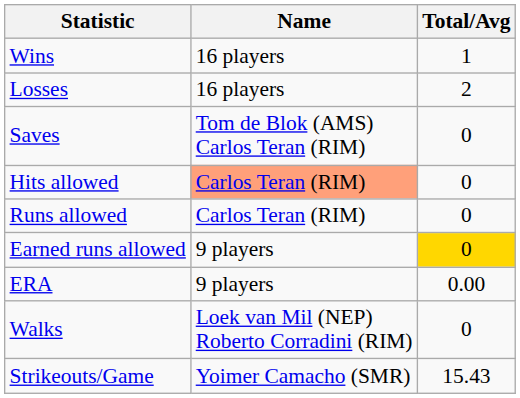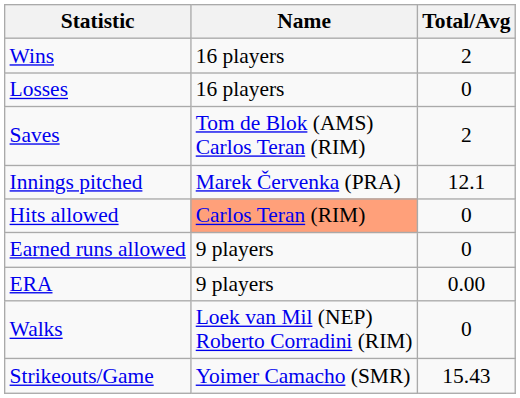(466, 55) 1 -> (466, 55) 2
(466, 89) 2 -> (466, 89) 0
(466, 135) 0 -> (466, 135) 2
+ row: (76, 181)
- row: (68, 215)
(466, 249) gold background -> (466, 249) no background
